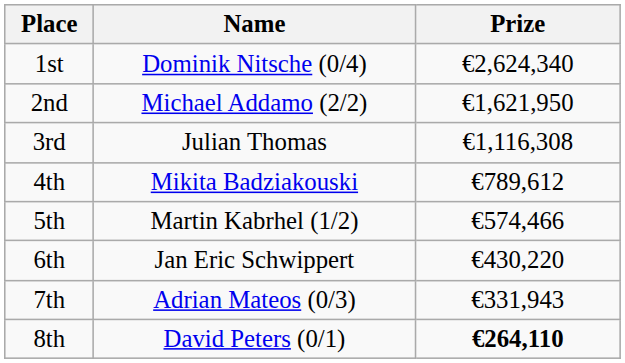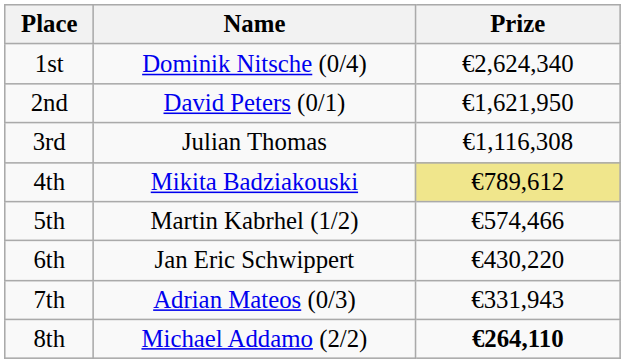(254, 102) Michael Addamo (2/2) -> (254, 102) David Peters (0/1)
(518, 181) no background -> (518, 181) khaki background
(254, 338) David Peters (0/1) -> (254, 338) Michael Addamo (2/2)
